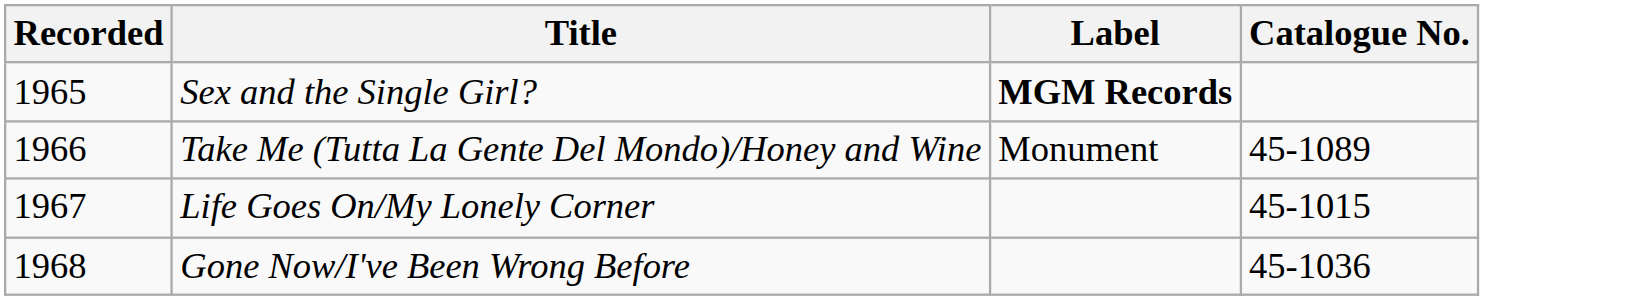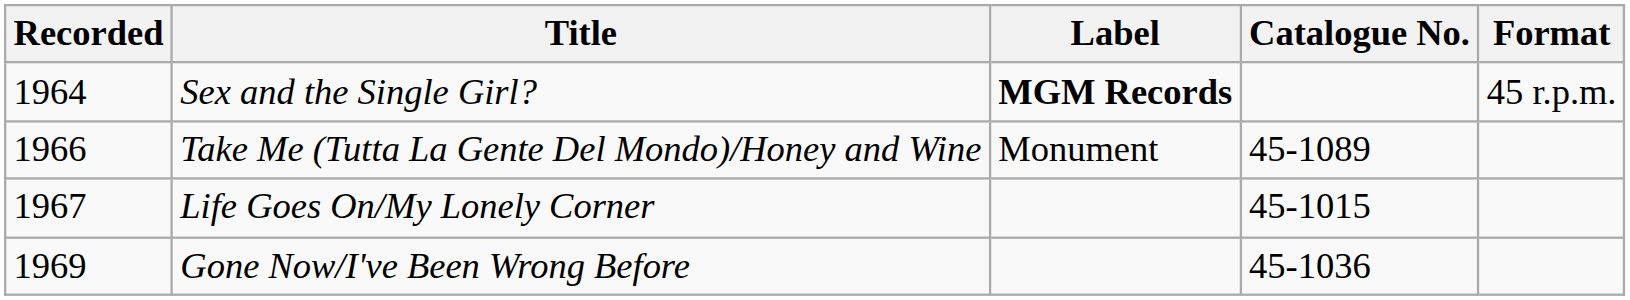+ column: (1552, 33)
(50, 91) 1965 -> (50, 91) 1964
(50, 264) 1968 -> (50, 264) 1969
